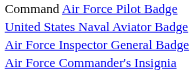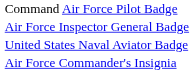rows swapped: (96, 26) <-> (97, 45)
